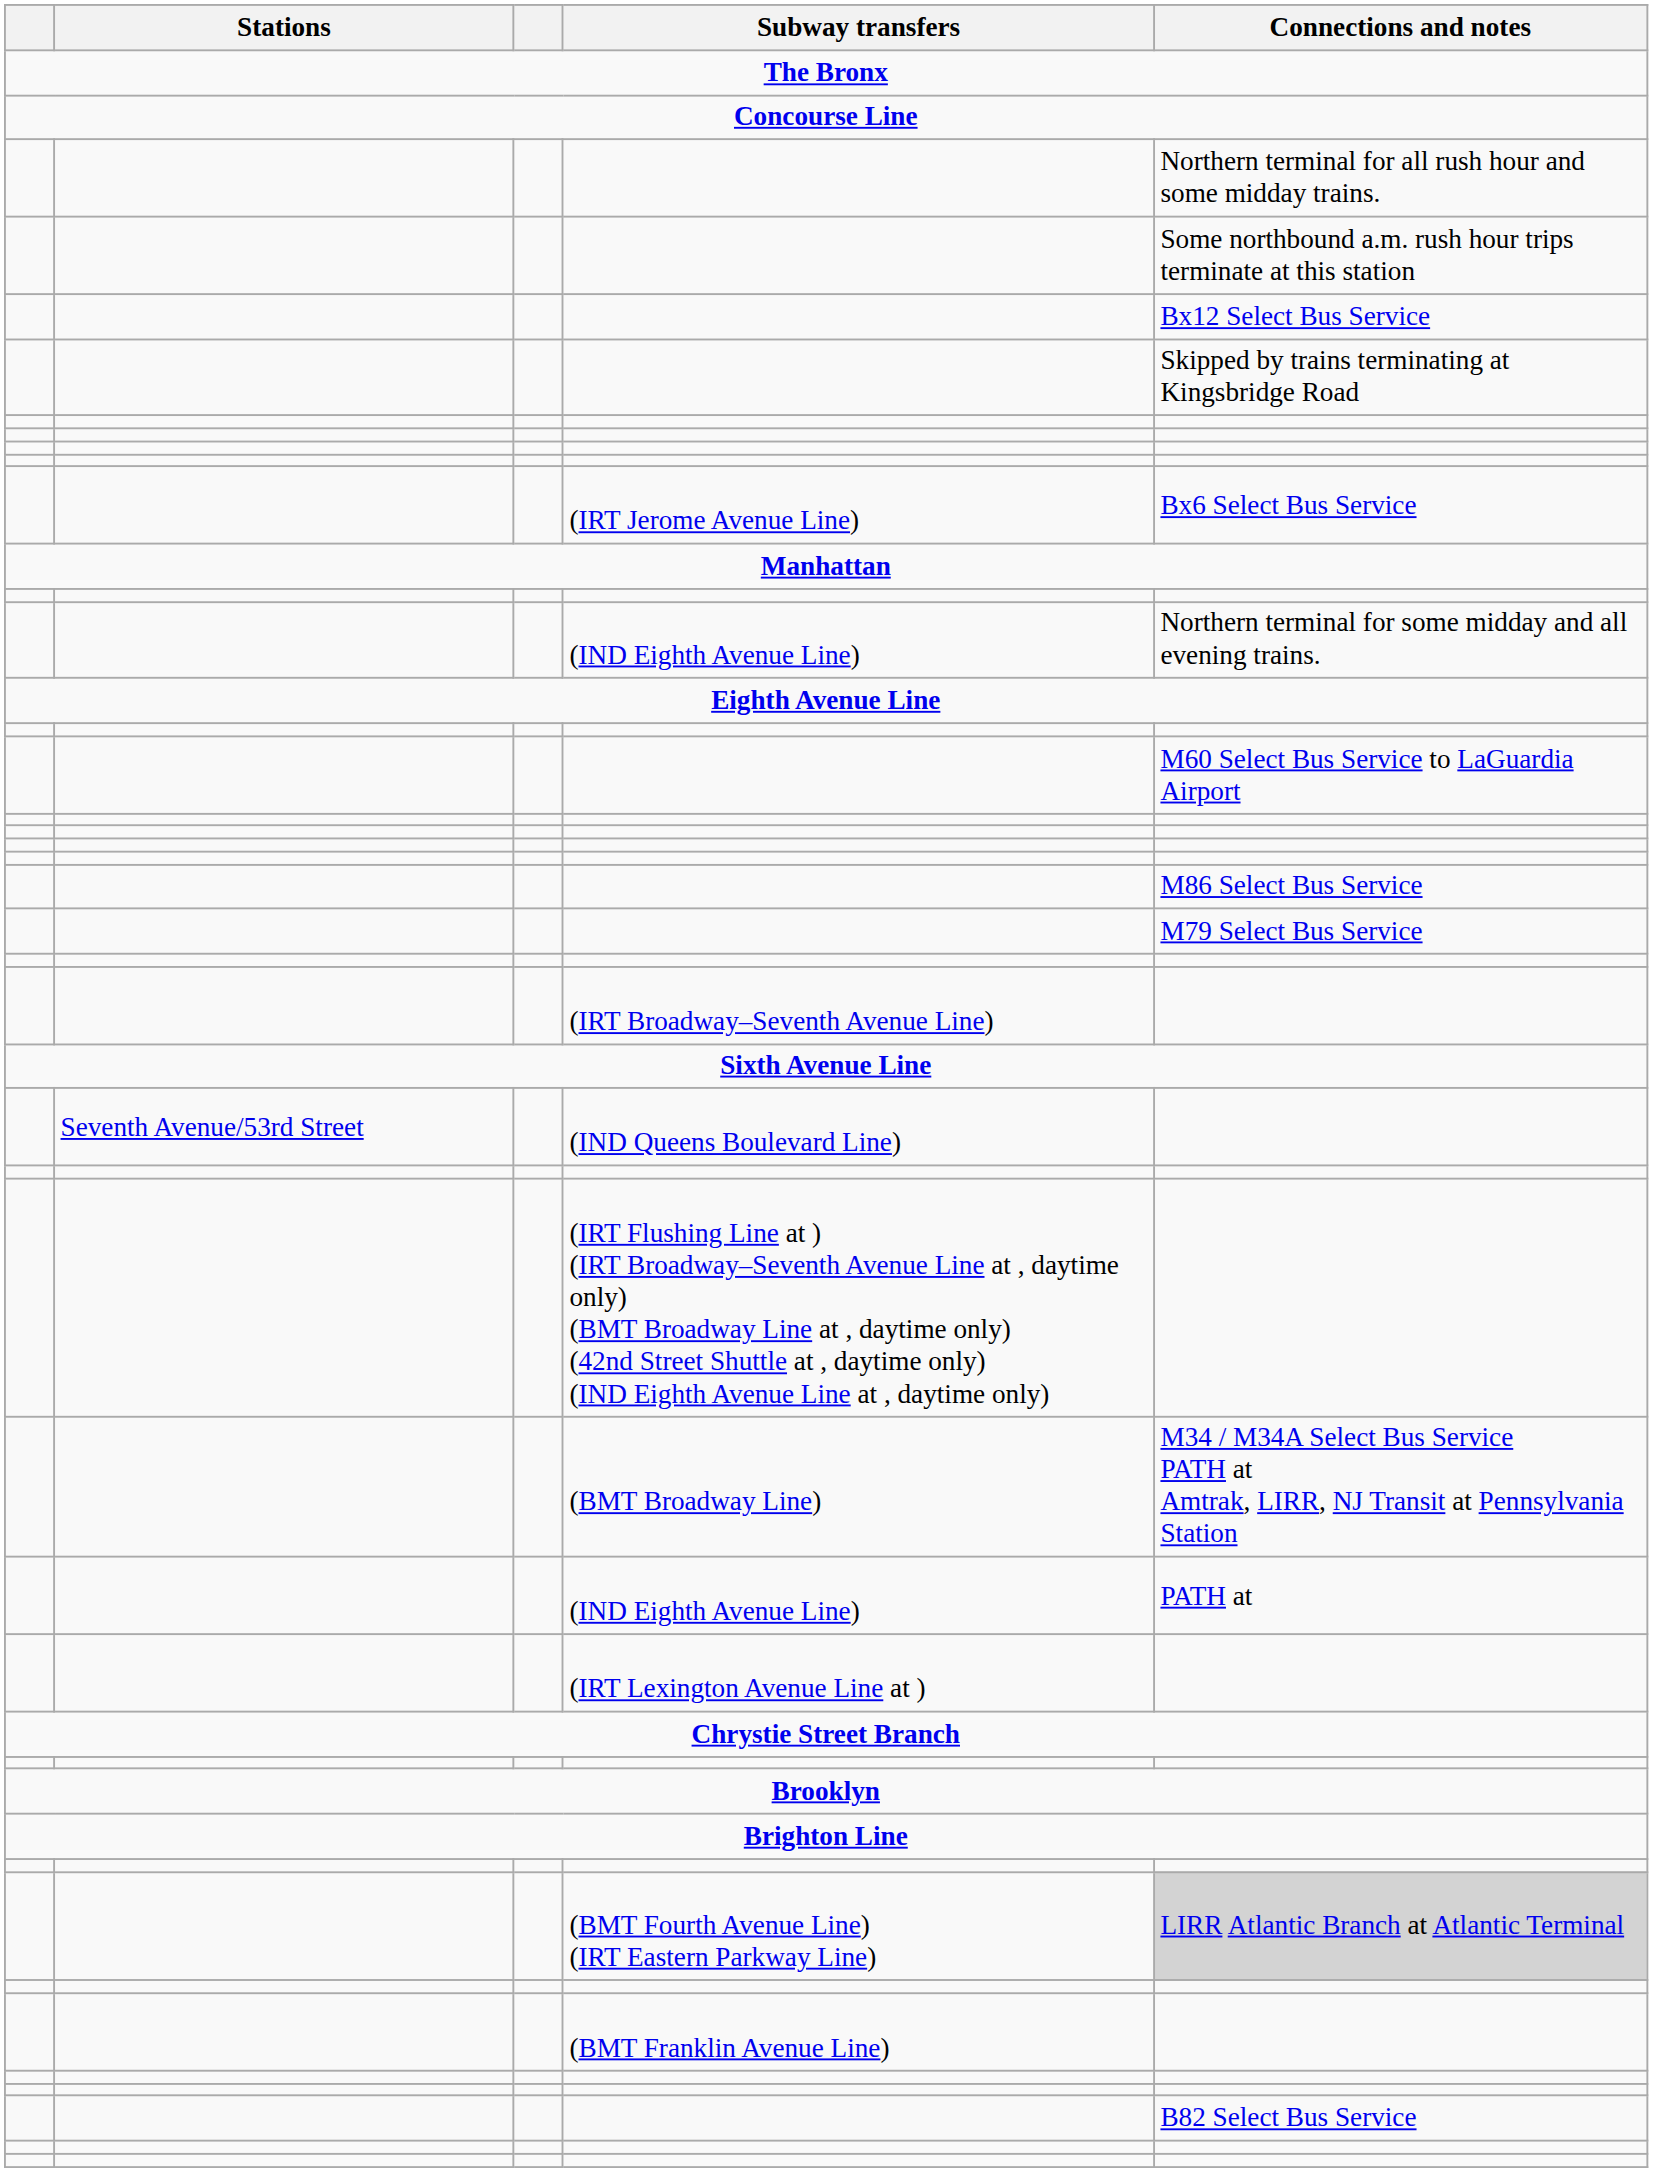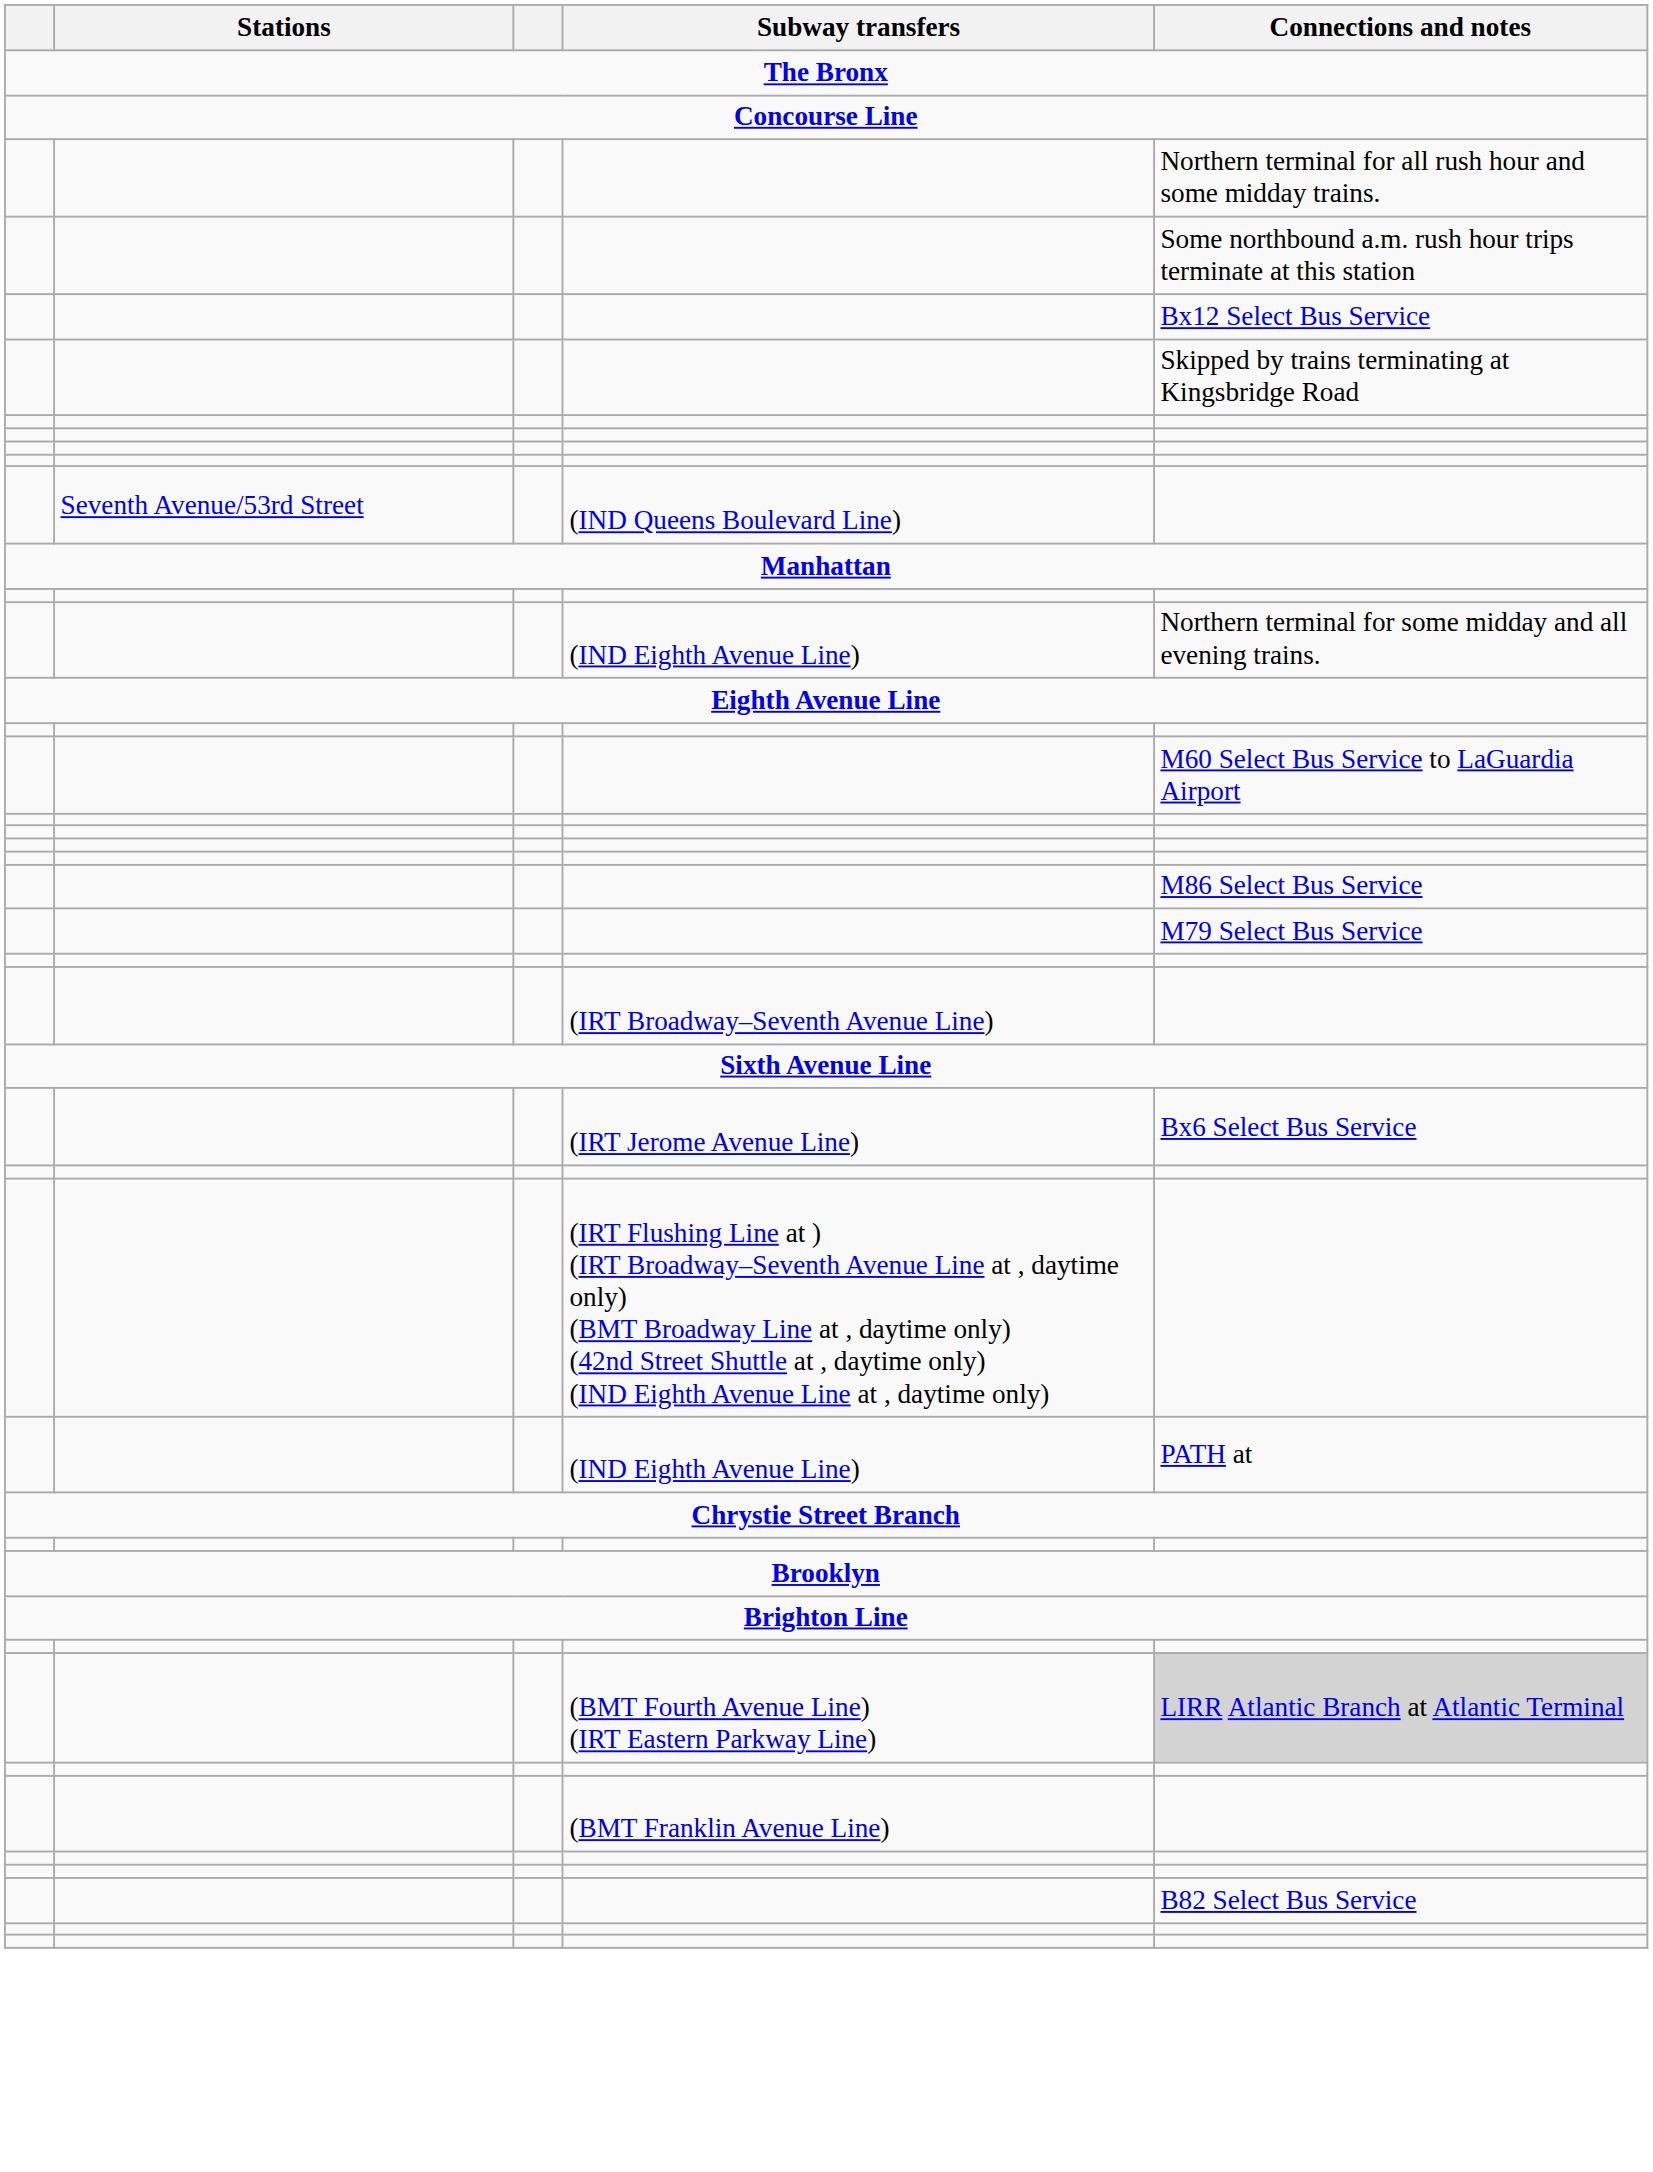rows swapped: (284, 505) <-> (212, 1126)
- row: (284, 1487)
- row: (284, 1673)
